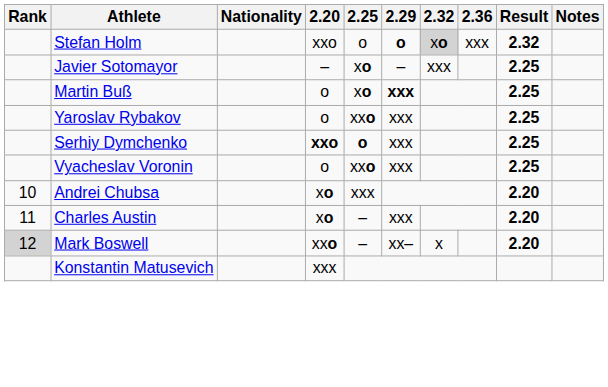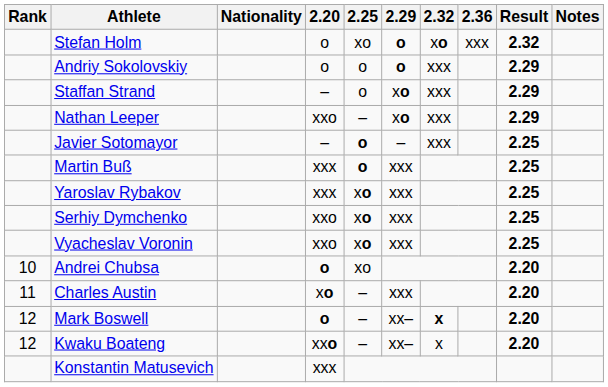(325, 42) xxo -> (325, 42) o
(363, 42) o -> (363, 42) xo
(439, 42) lightgrey background -> (439, 42) no background
+ row: (121, 67)
+ row: (105, 92)
+ row: (107, 117)
(363, 67) xo -> (363, 142) o
(325, 92) o -> (325, 167) xxx
(363, 92) xo -> (363, 167) o
(401, 92) bold -> (401, 167) normal
(325, 117) o -> (325, 192) xxx
(363, 117) xxo -> (363, 192) xo
(325, 142) bold -> (325, 218) normal
(363, 142) o -> (363, 218) xo
(325, 167) o -> (325, 243) xxo
(363, 167) xxo -> (363, 243) xo
(325, 192) xo -> (325, 268) o
(363, 192) xxx -> (363, 268) xo
(28, 243) lightgrey background -> (28, 318) no background
(325, 243) xxo -> (325, 318) o
(439, 243) normal -> (439, 318) bold
+ row: (110, 343)
